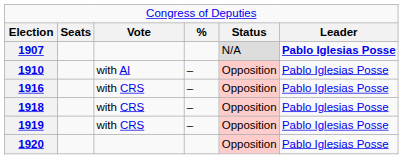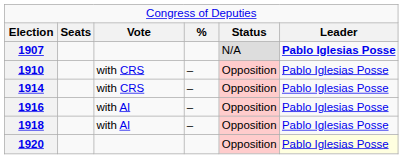(113, 69) with AI -> (120, 69) with CRS
+ row: (31, 87)
(120, 87) with CRS -> (113, 106) with AI
(120, 106) with CRS -> (113, 125) with AI
- row: (31, 125)
(335, 143) no background -> (335, 143) lightyellow background
